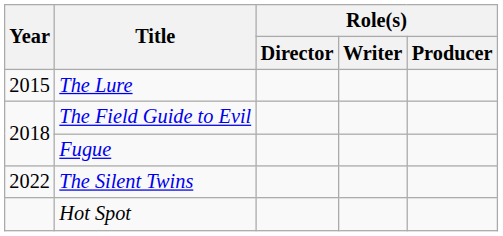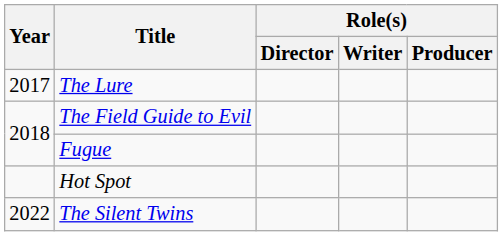(30, 85) 2015 -> (30, 85) 2017
rows swapped: (126, 181) <-> (95, 213)
